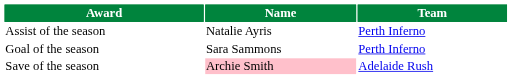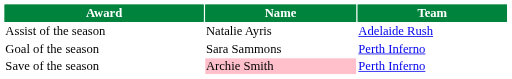(392, 31) Perth Inferno -> (396, 31) Adelaide Rush
(396, 66) Adelaide Rush -> (392, 66) Perth Inferno
